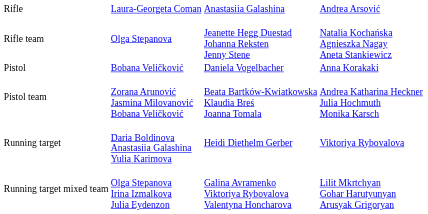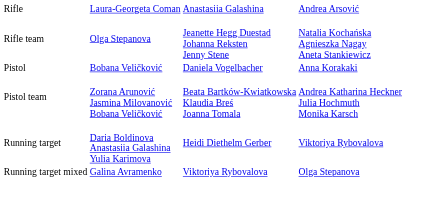+ row: (46, 172)
- row: (56, 188)
